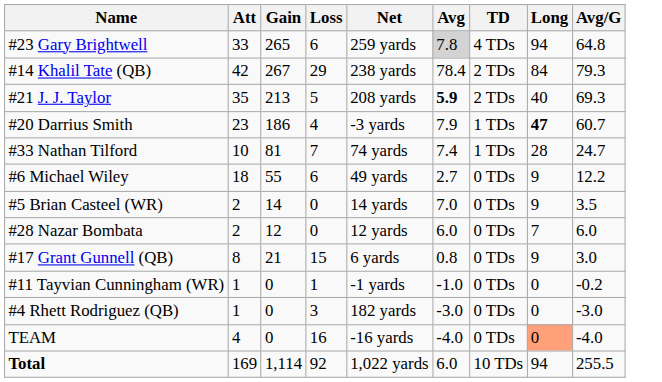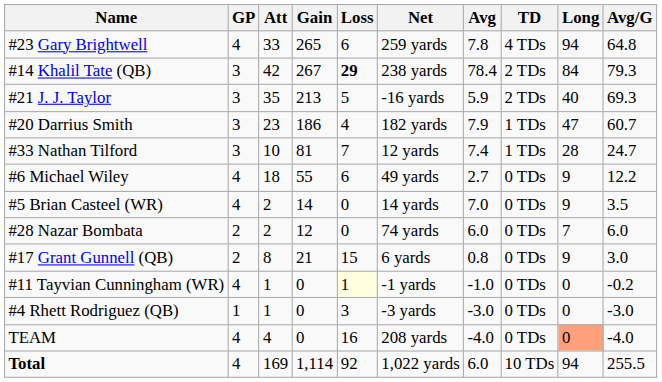+ column: (244, 17)
(447, 44) lightgrey background -> (478, 44) no background
(318, 71) normal -> (349, 71) bold
(383, 97) 208 yards -> (413, 97) -16 yards
(447, 97) bold -> (478, 97) normal
(378, 124) -3 yards -> (414, 124) 182 yards
(539, 124) bold -> (570, 124) normal
(379, 151) 74 yards -> (410, 151) 12 yards
(379, 230) 12 yards -> (410, 230) 74 yards
(314, 284) no background -> (345, 284) lightyellow background
(383, 310) 182 yards -> (409, 310) -3 yards
(382, 337) -16 yards -> (414, 337) 208 yards
